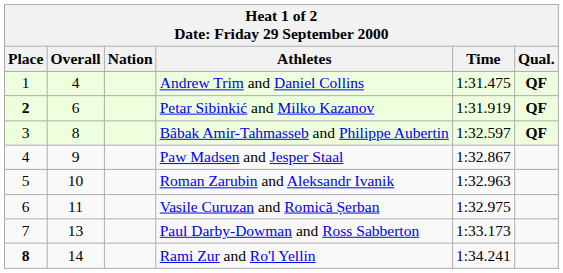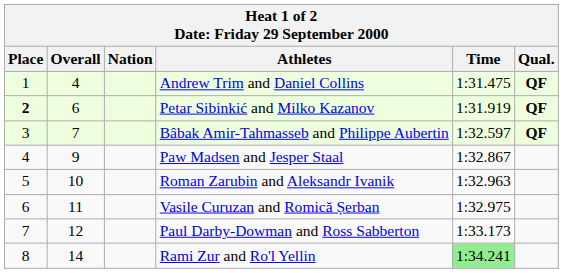(76, 132) 8 -> (76, 132) 7
(76, 231) 13 -> (76, 231) 12
(26, 255) bold -> (26, 255) normal
(483, 255) no background -> (483, 255) lightgreen background
